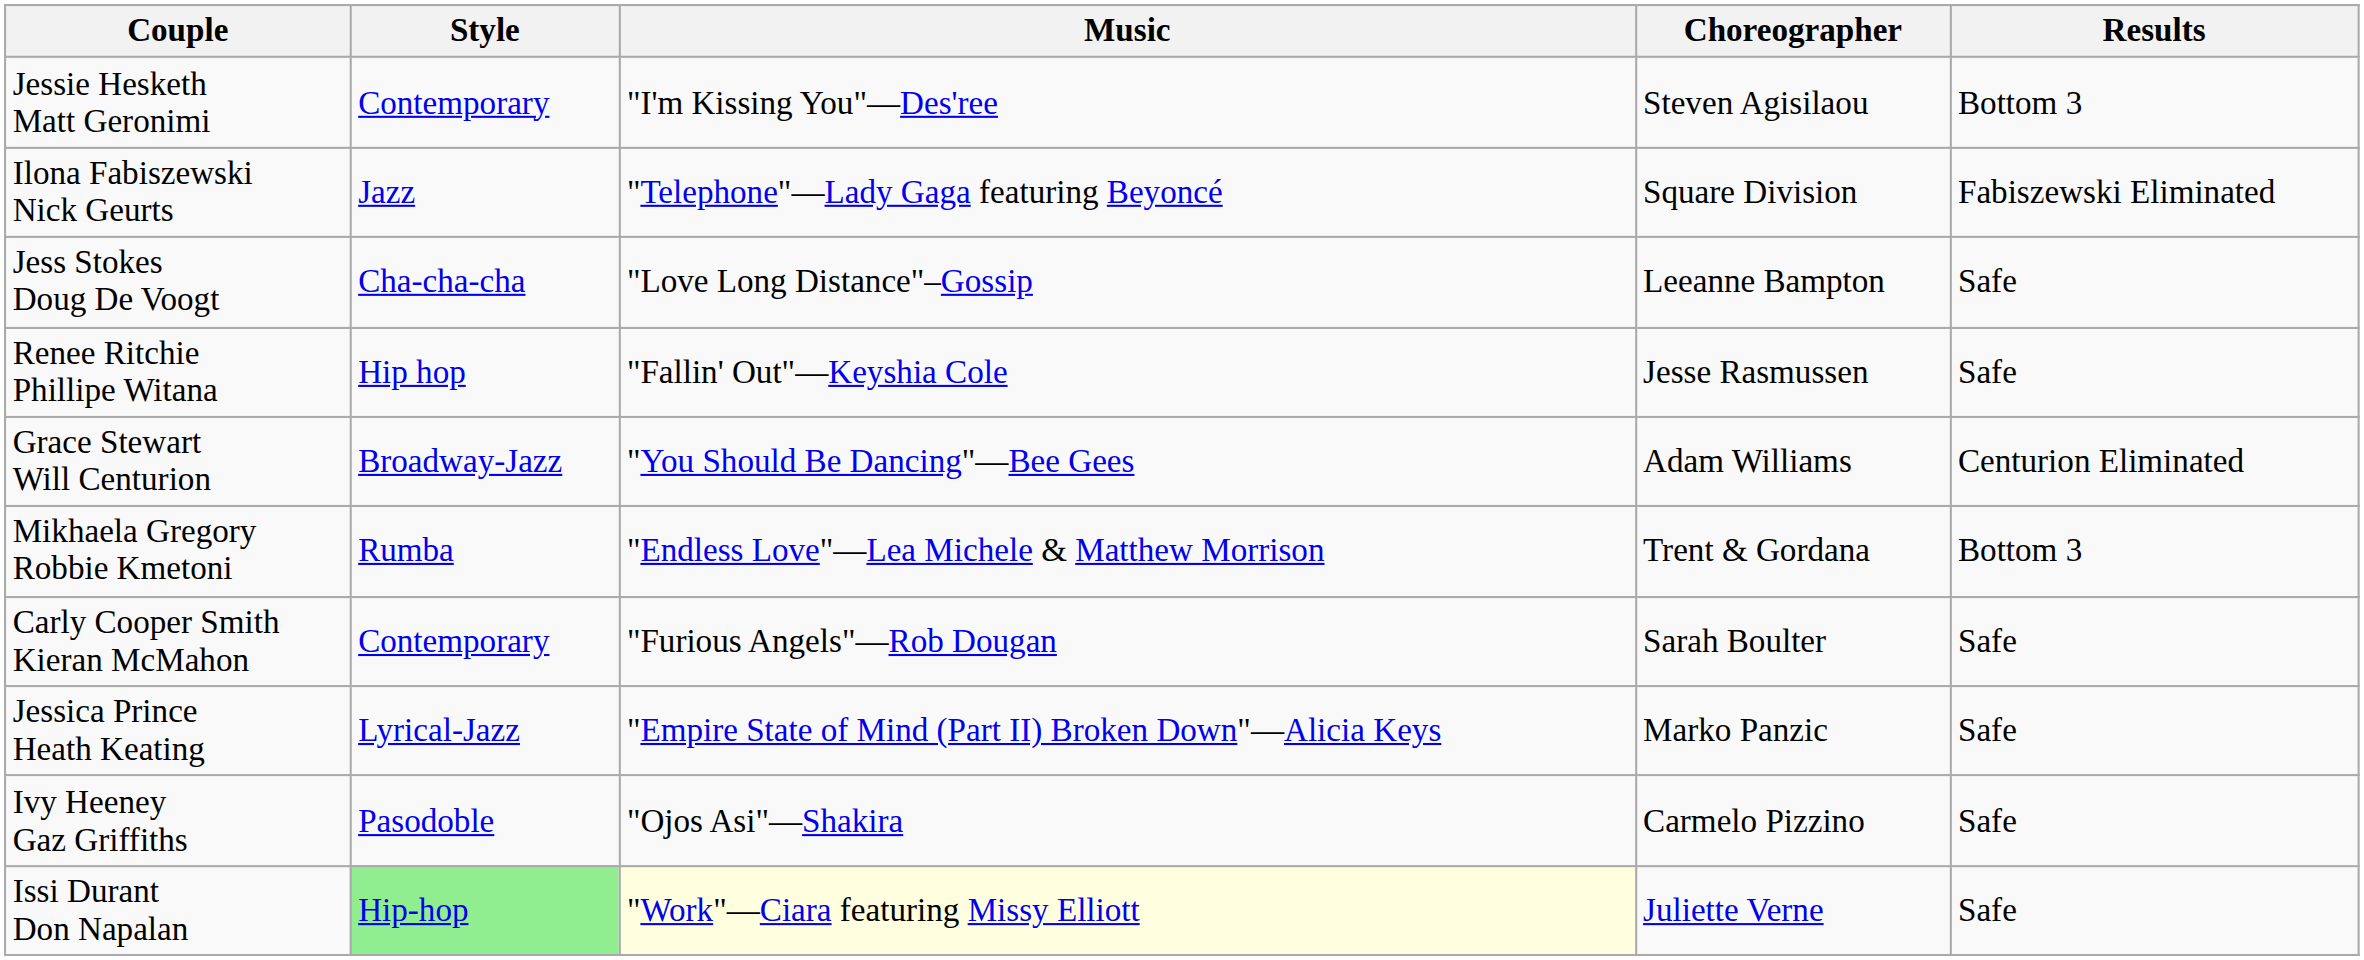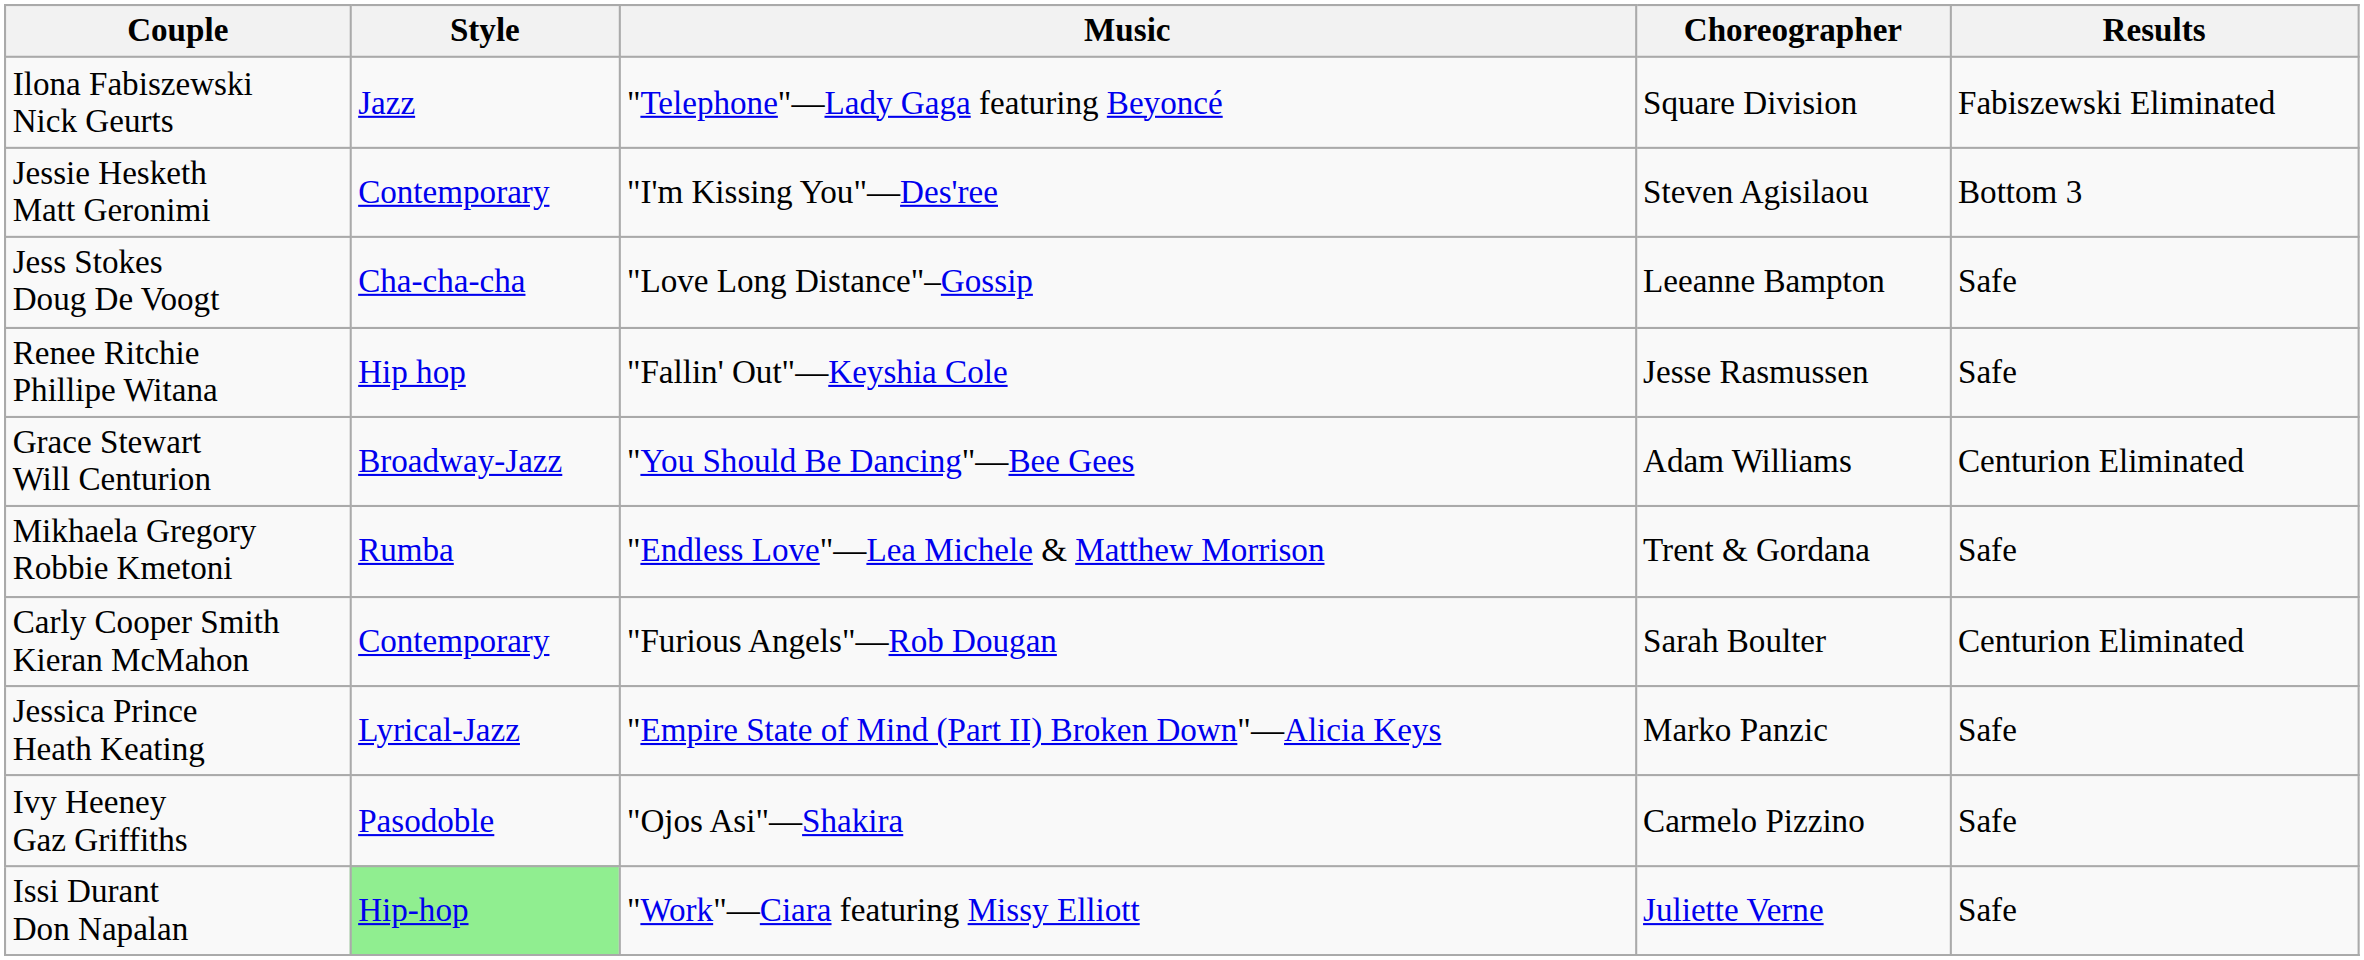rows swapped: (133, 191) <-> (112, 101)
(2020, 550) Bottom 3 -> (1987, 550) Safe
(1987, 640) Safe -> (2101, 640) Centurion Eliminated
(883, 909) lightyellow background -> (883, 909) no background
